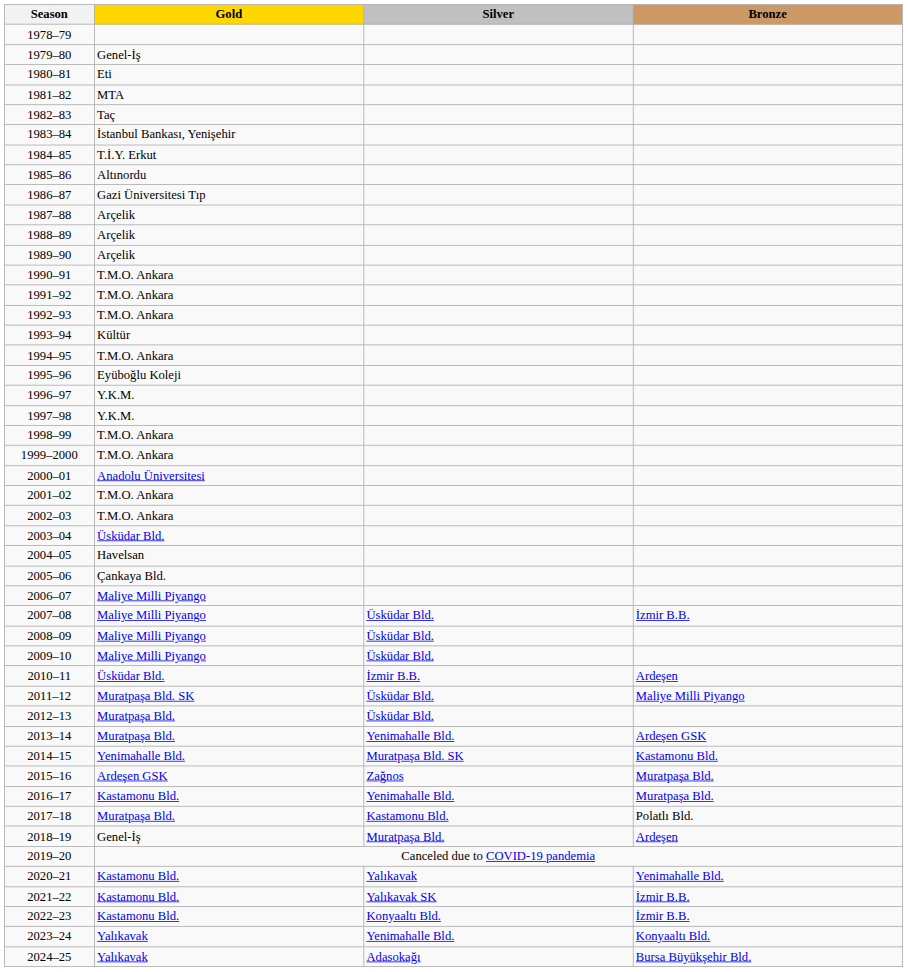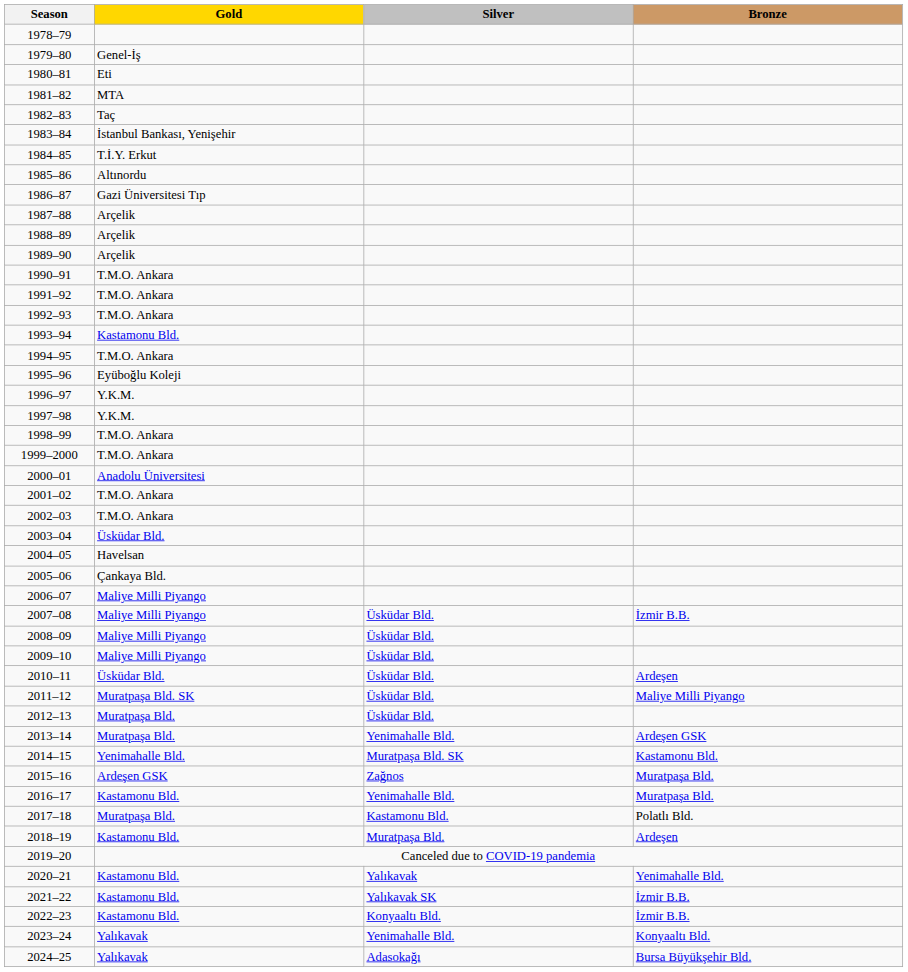(114, 335) Kültür -> (138, 335) Kastamonu Bld.
(393, 676) İzmir B.B. -> (400, 676) Üsküdar Bld.
(119, 836) Genel-İş -> (138, 836) Kastamonu Bld.
